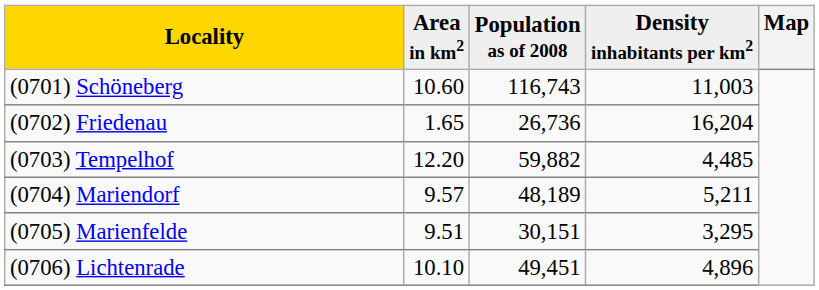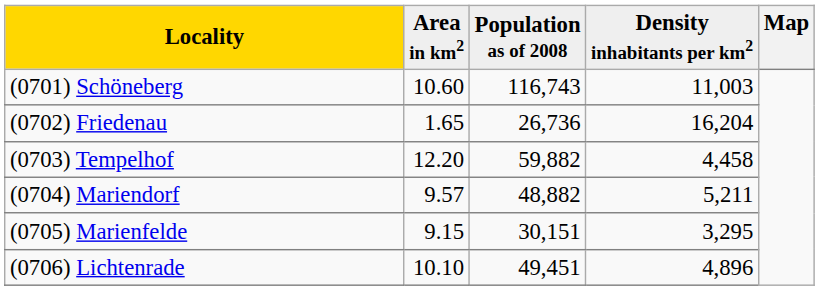(728, 158) 4,485 -> (728, 158) 4,458
(549, 194) 48,189 -> (549, 194) 48,882
(444, 230) 9.51 -> (444, 230) 9.15
